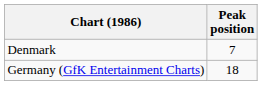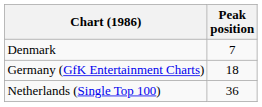+ row: (84, 91)
